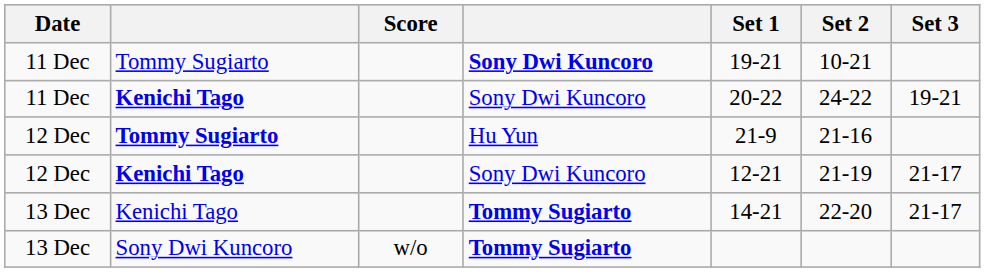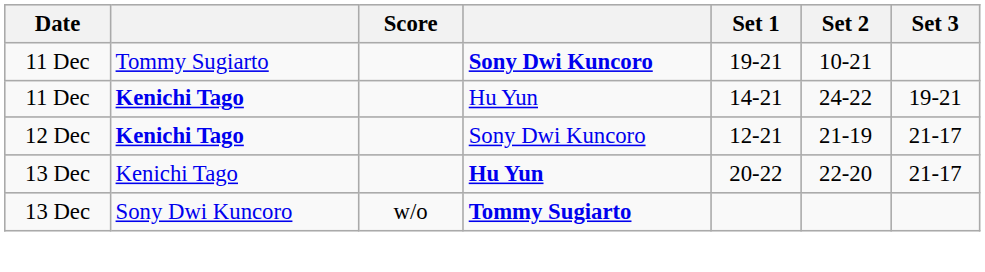(557, 98) Sony Dwi Kuncoro -> (503, 98) Hu Yun
(756, 98) 20-22 -> (756, 98) 14-21
- row: (58, 136)
(550, 211) Tommy Sugiarto -> (506, 173) Hu Yun
(756, 211) 14-21 -> (756, 173) 20-22
